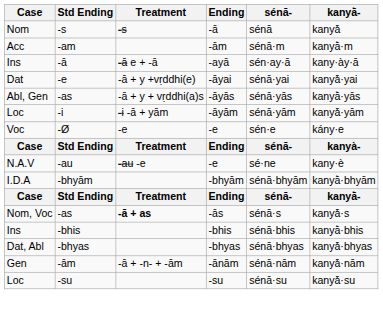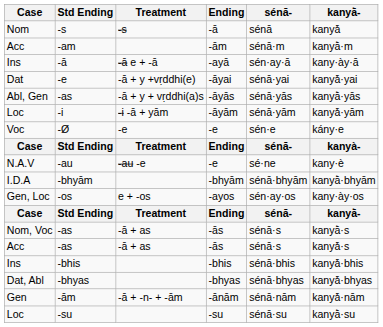+ row: (28, 197)
(135, 213) bold -> (134, 230) normal
+ row: (16, 247)
